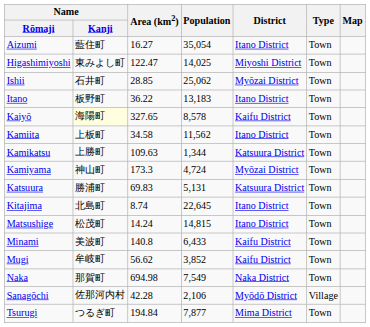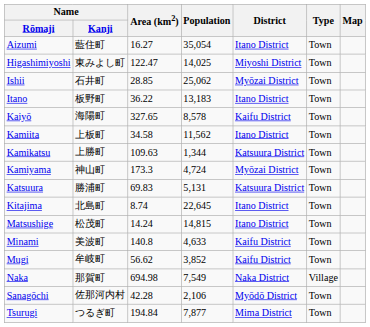(90, 116) lightyellow background -> (90, 116) no background
(195, 242) 6,433 -> (195, 242) 4,633
(320, 277) Town -> (323, 277) Village
(323, 295) Village -> (320, 295) Town
